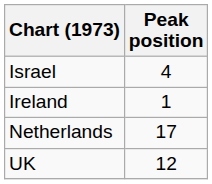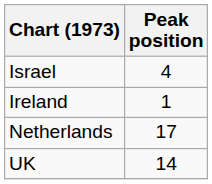(166, 163) 12 -> (166, 163) 14
